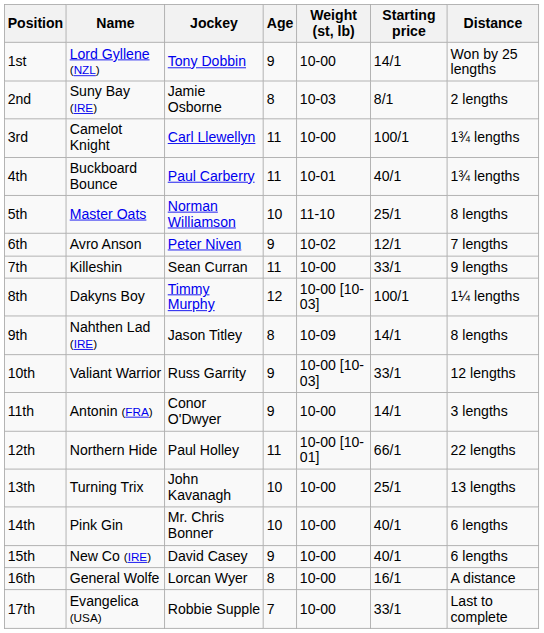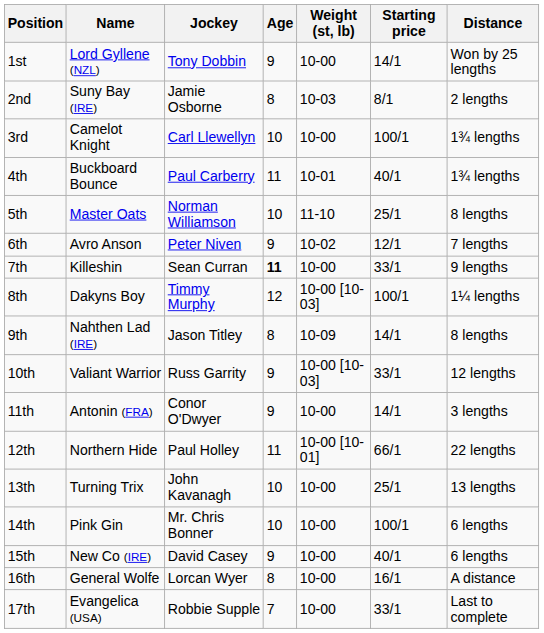(274, 138) 11 -> (275, 138) 10
(274, 267) normal -> (274, 267) bold
(388, 526) 40/1 -> (391, 526) 100/1
